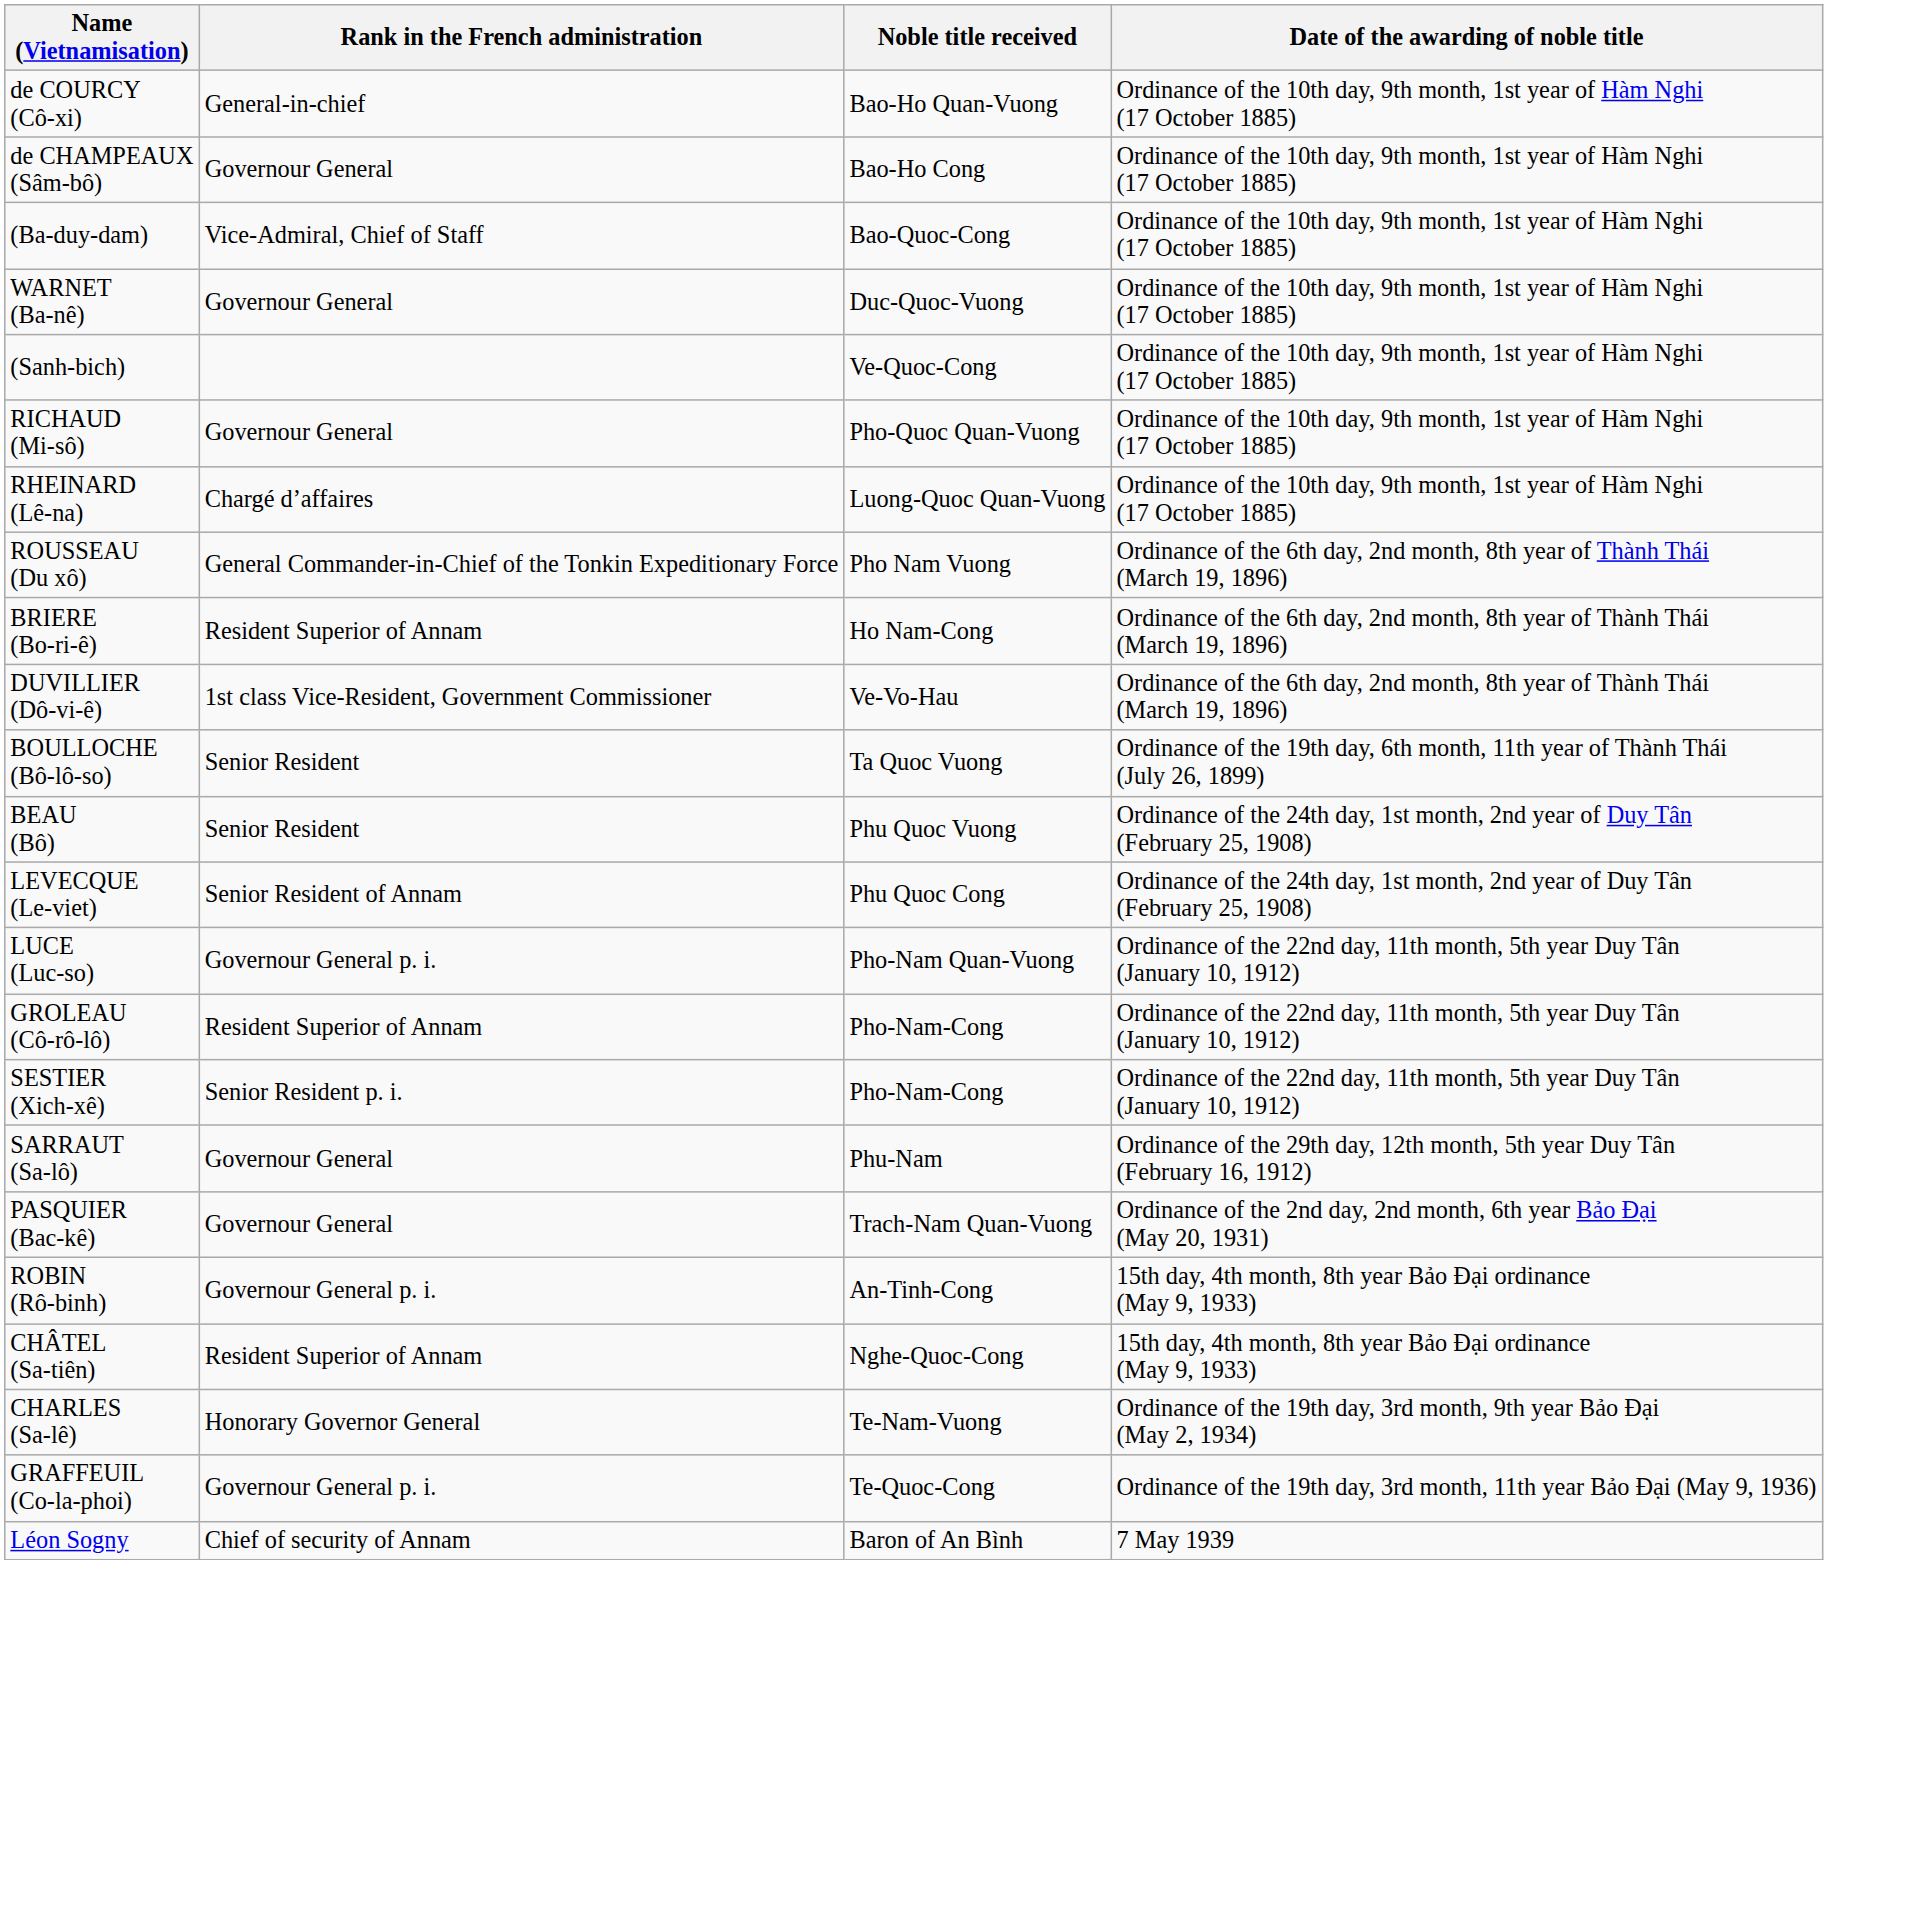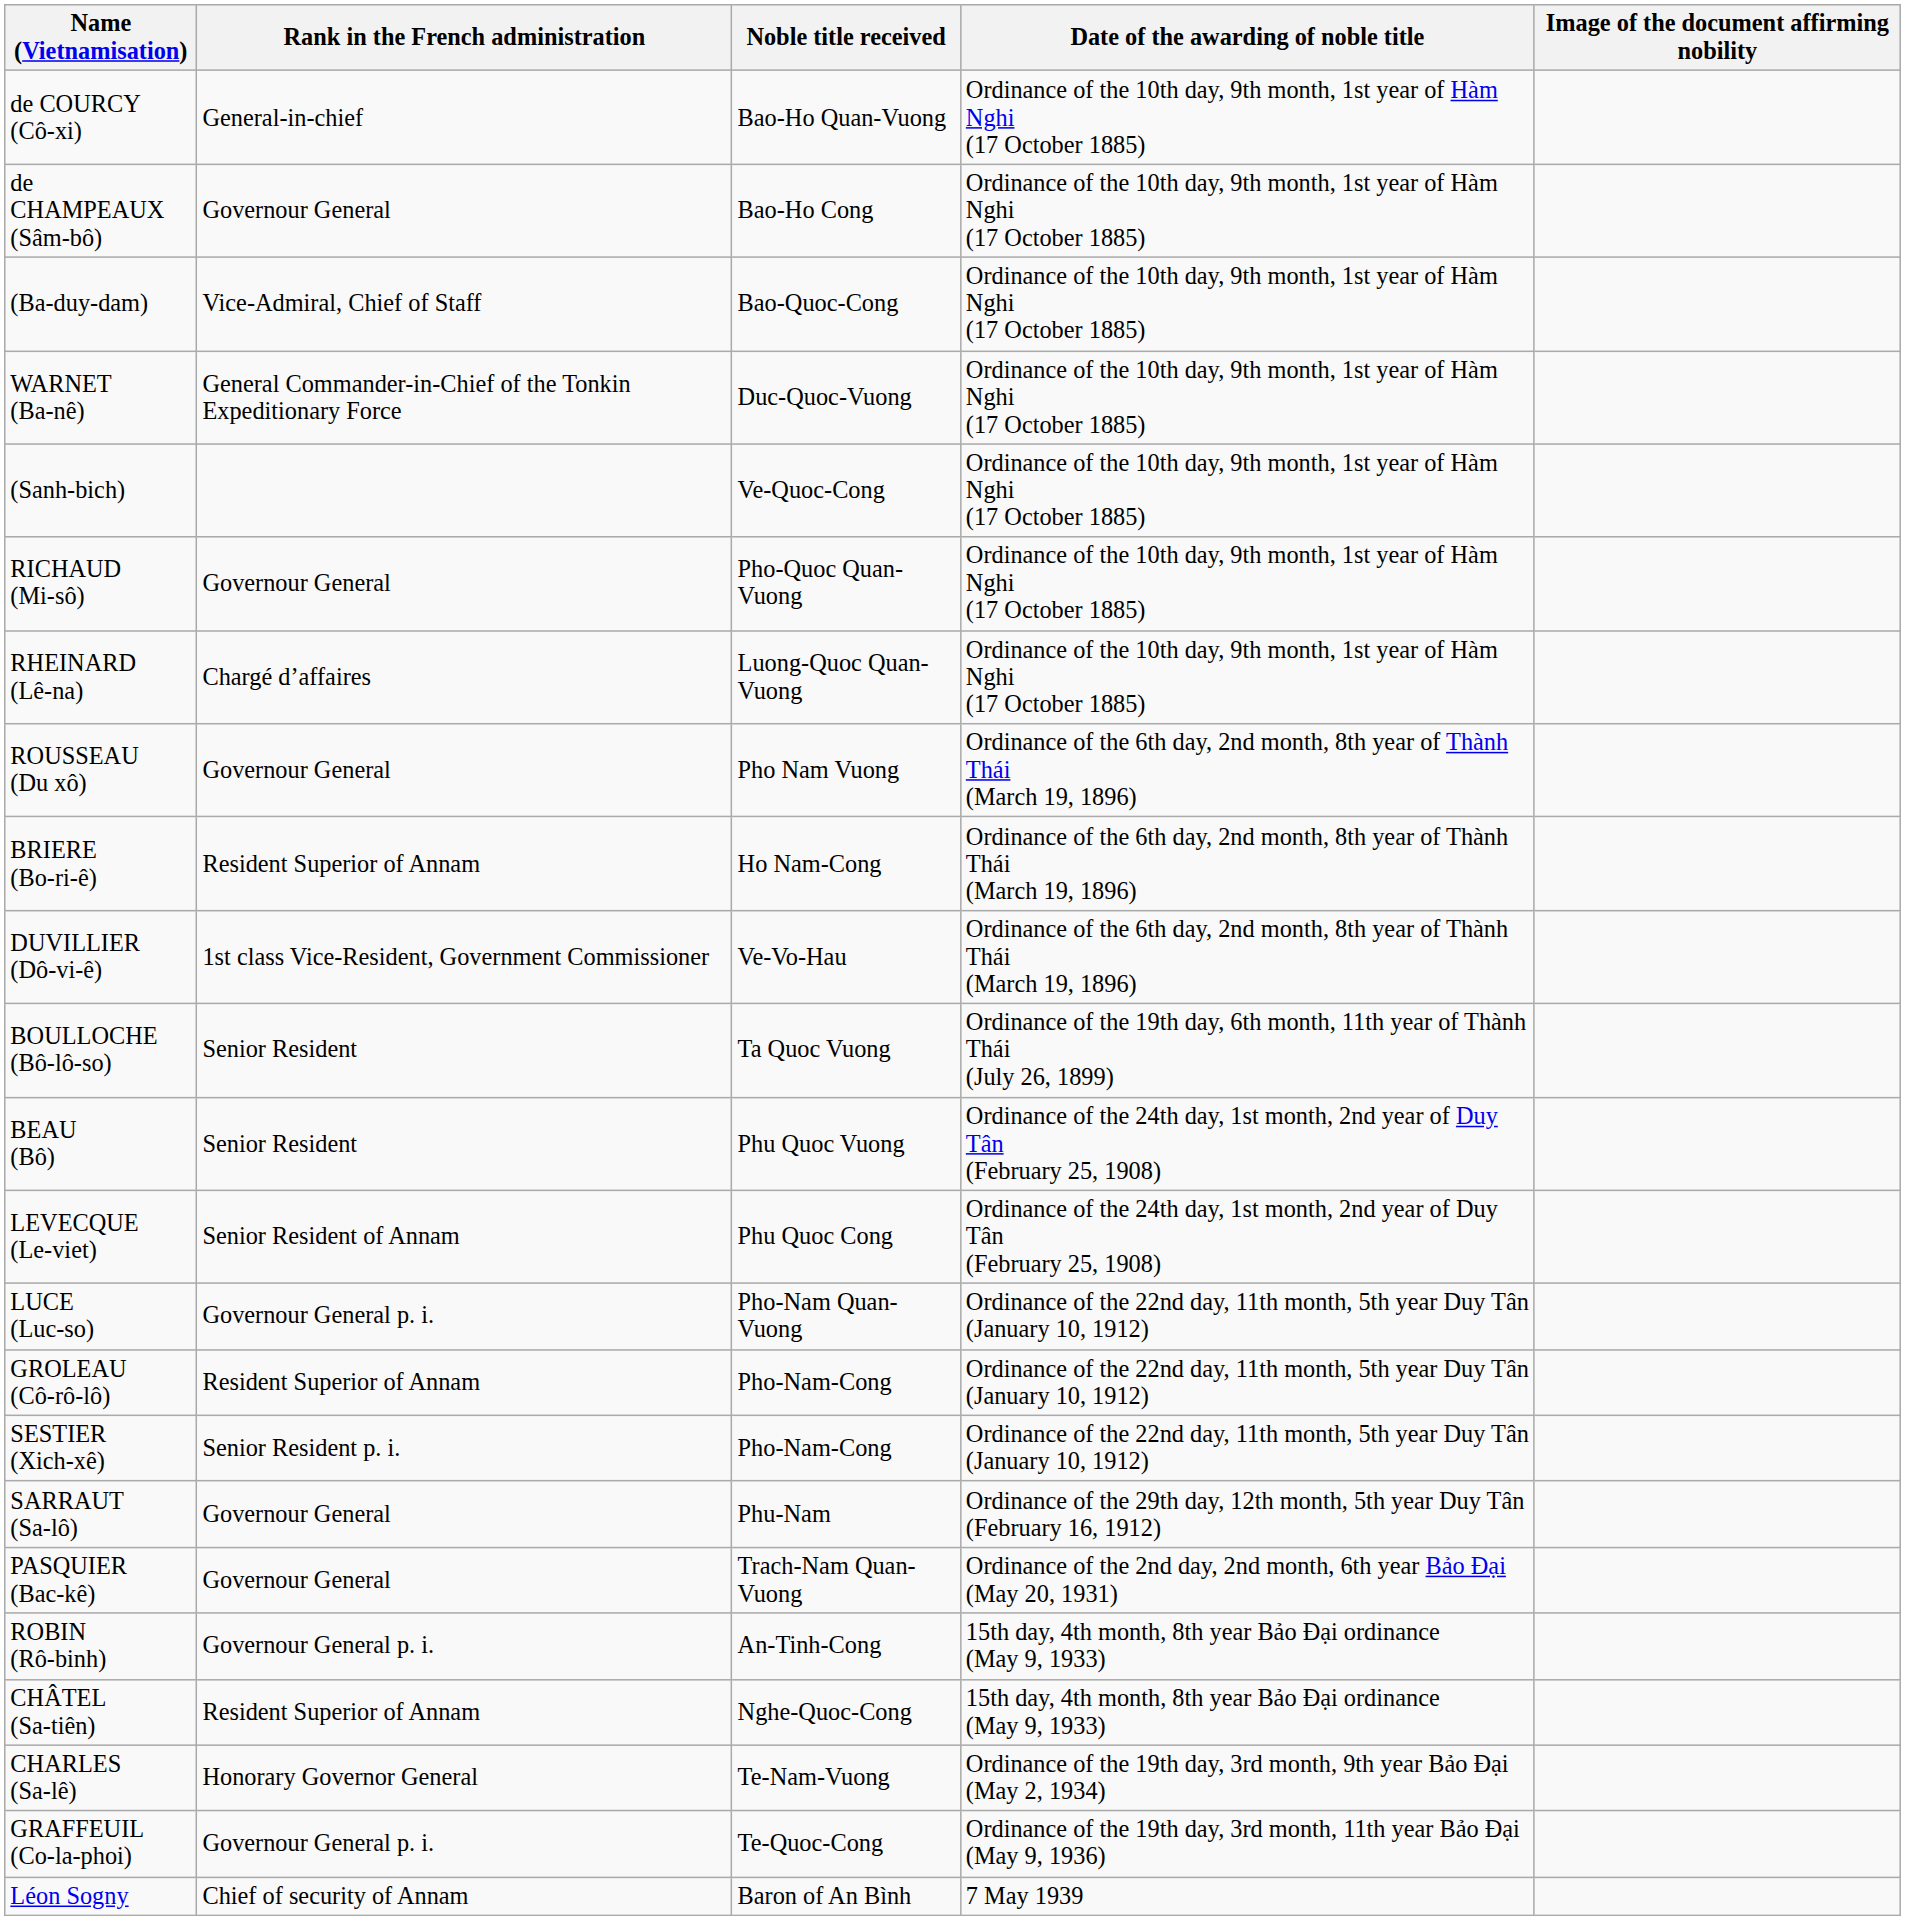+ column: (1717, 37)
(299, 301) Governour General -> (417, 396) General Commander-in-Chief of the Tonkin Expeditionary Force
(521, 564) General Commander-in-Chief of the Tonkin Expeditionary Force -> (297, 770) Governour General
